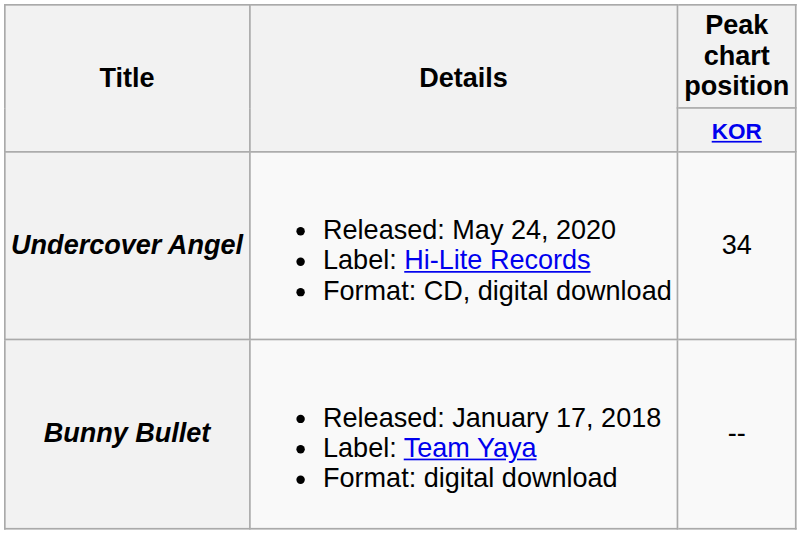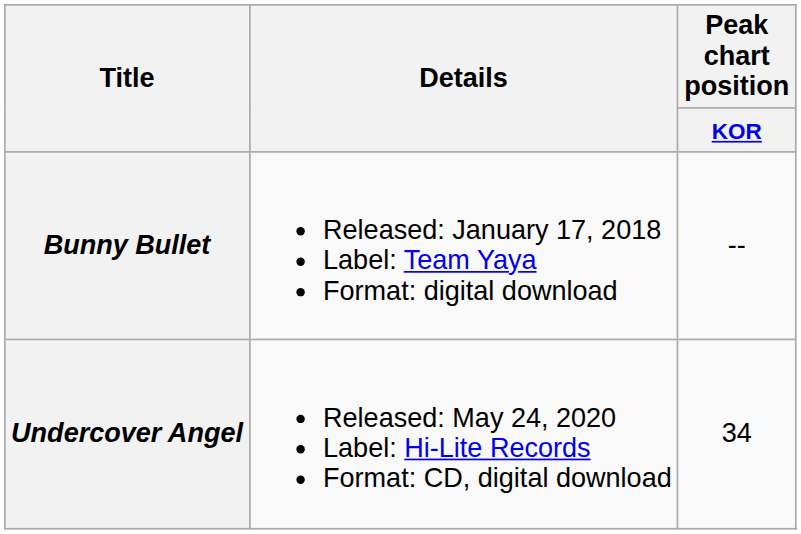rows swapped: (127, 433) <-> (127, 245)
